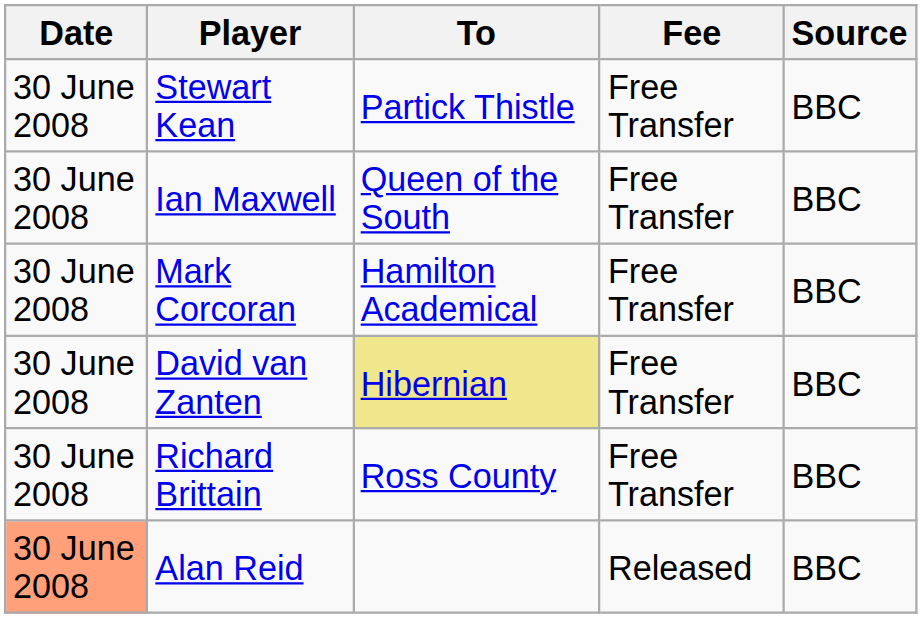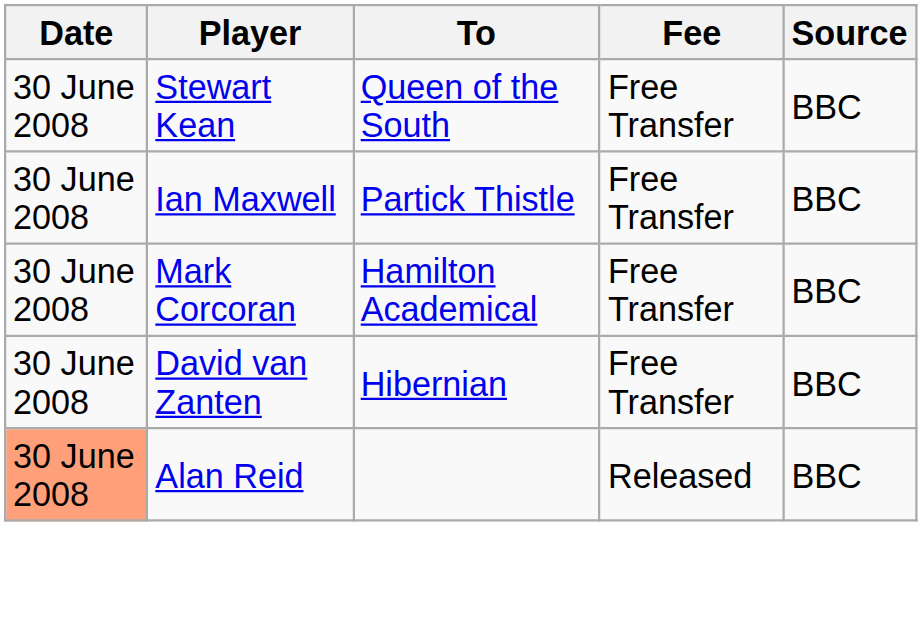(468, 106) Partick Thistle -> (460, 106) Queen of the South
(460, 198) Queen of the South -> (468, 198) Partick Thistle
(434, 383) khaki background -> (434, 383) no background
- row: (214, 475)
